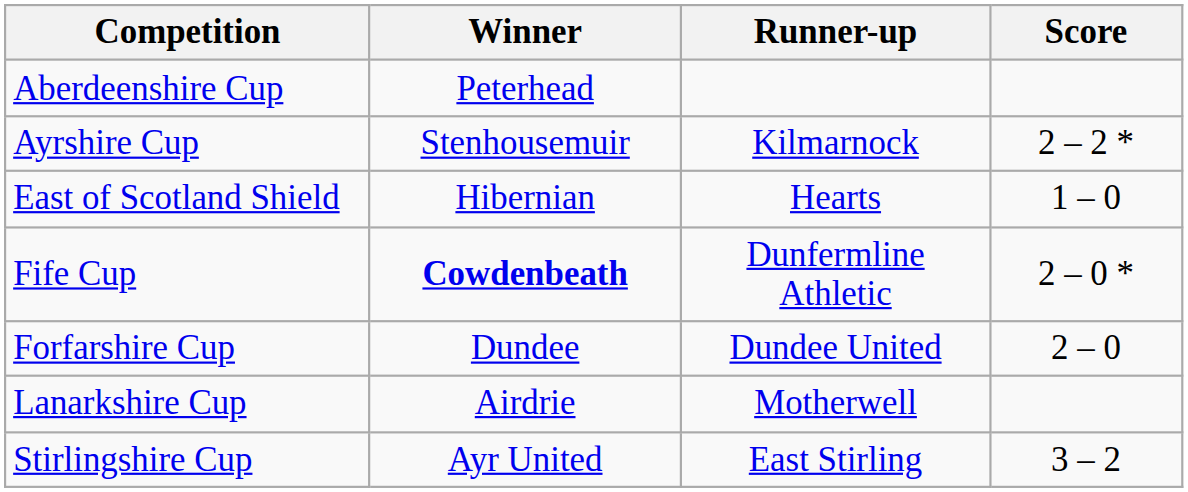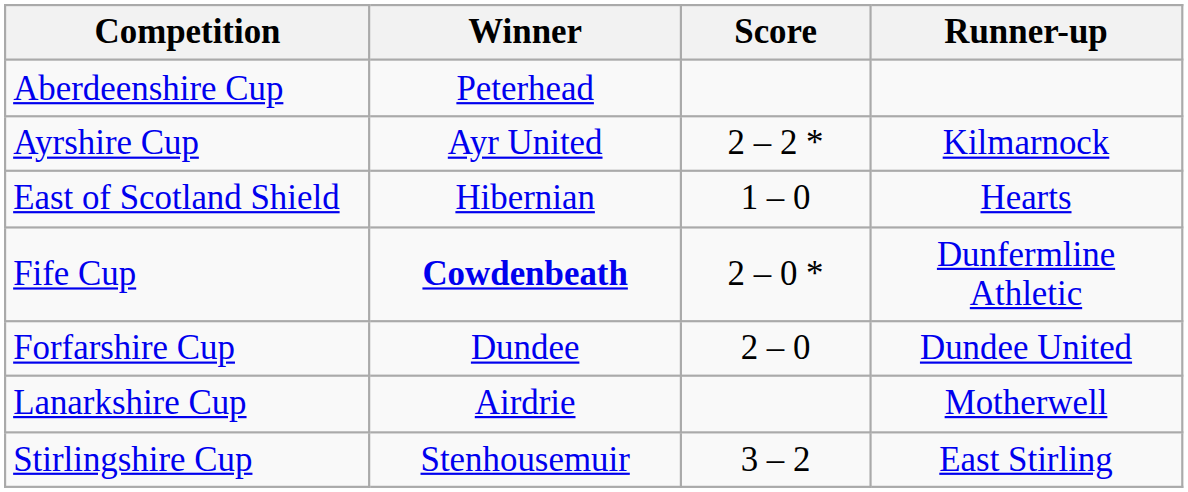columns swapped: (1086, 32) <-> (836, 32)
(525, 142) Stenhousemuir -> (525, 142) Ayr United
(525, 458) Ayr United -> (525, 458) Stenhousemuir
